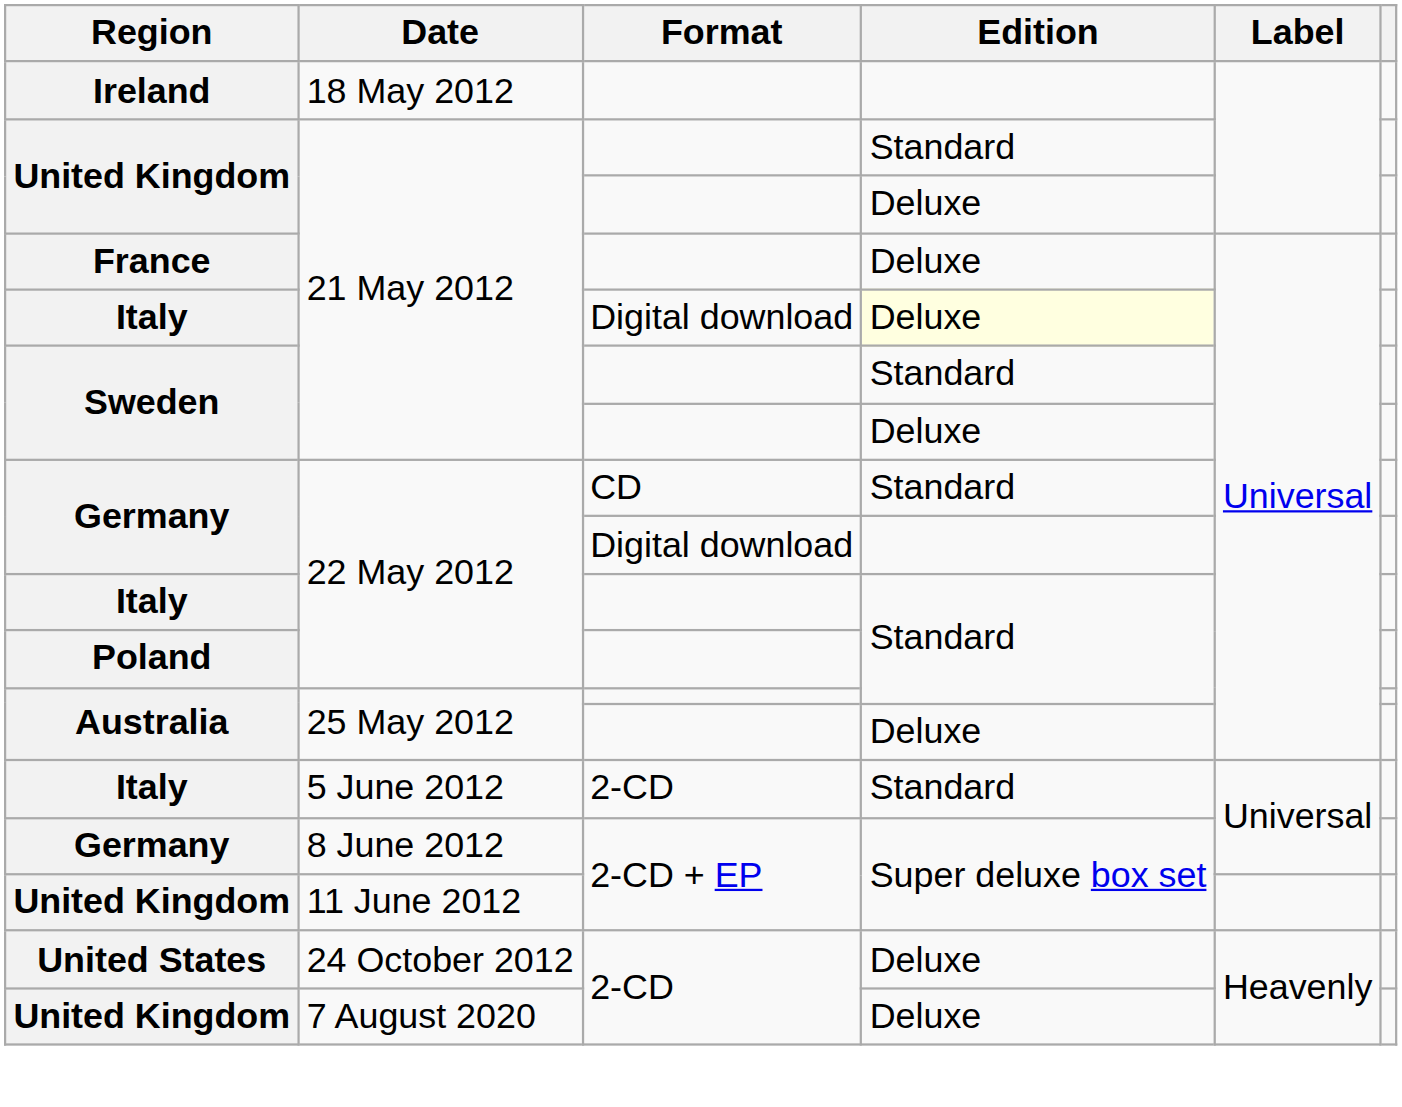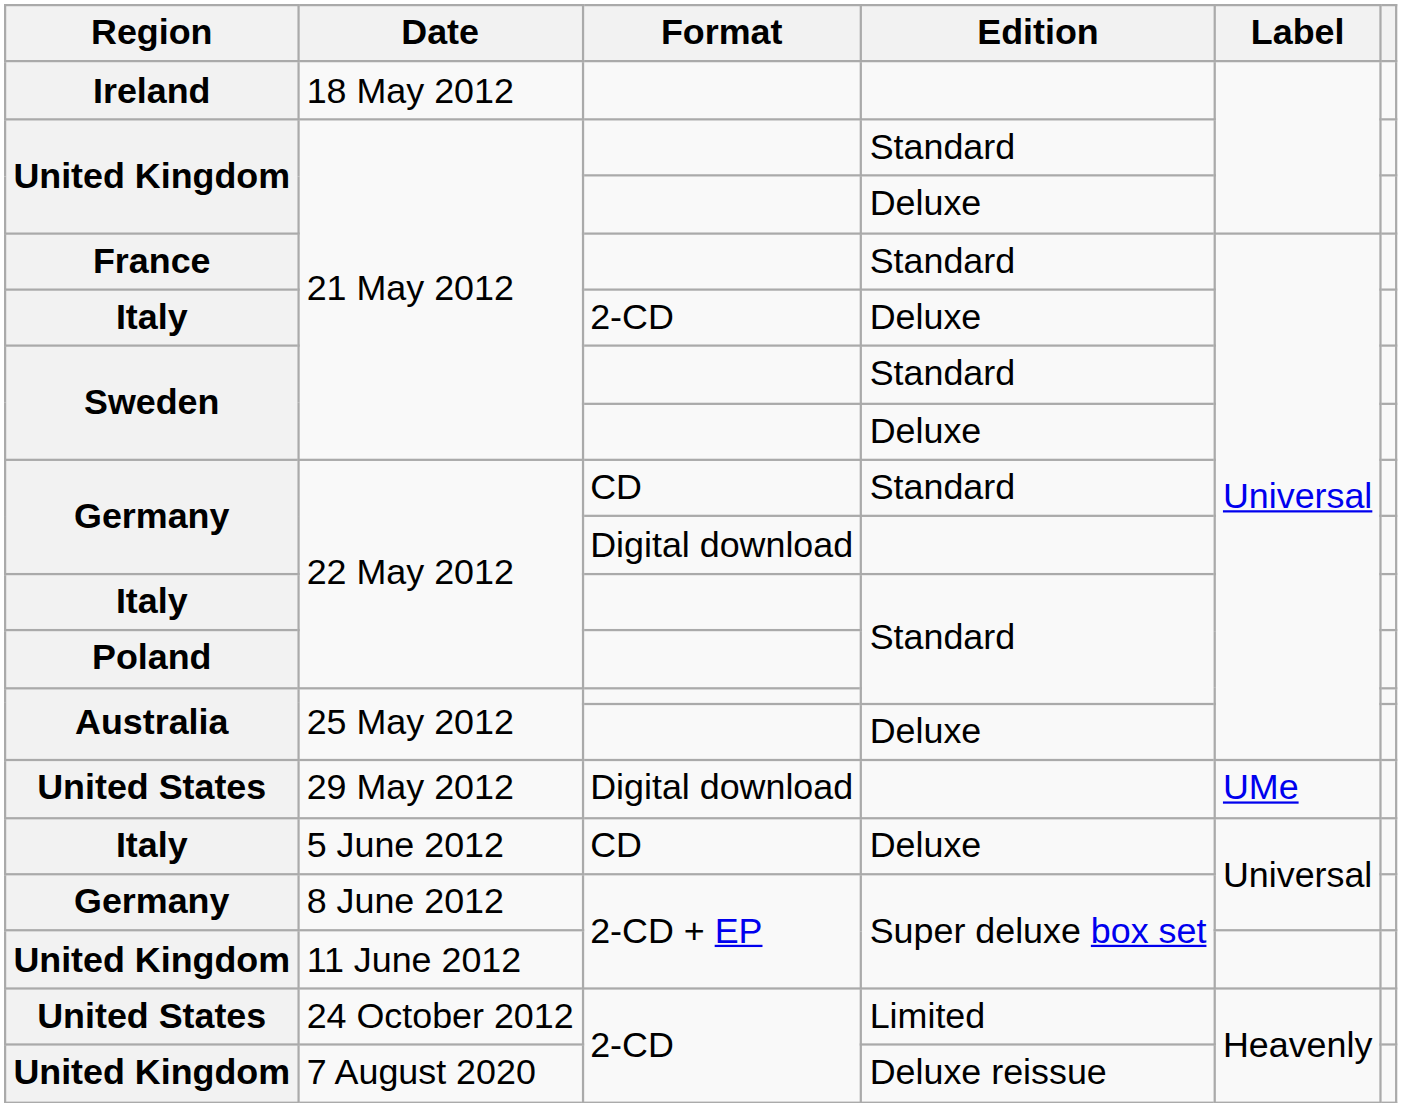(925, 260) Deluxe -> (942, 260) Standard
(722, 317) Digital download -> (632, 317) 2-CD
(925, 317) lightyellow background -> (925, 317) no background
+ row: (152, 788)
(632, 788) 2-CD -> (616, 845) CD
(942, 788) Standard -> (925, 845) Deluxe
(925, 958) Deluxe -> (927, 1015) Limited
(925, 1015) Deluxe -> (988, 1072) Deluxe reissue
